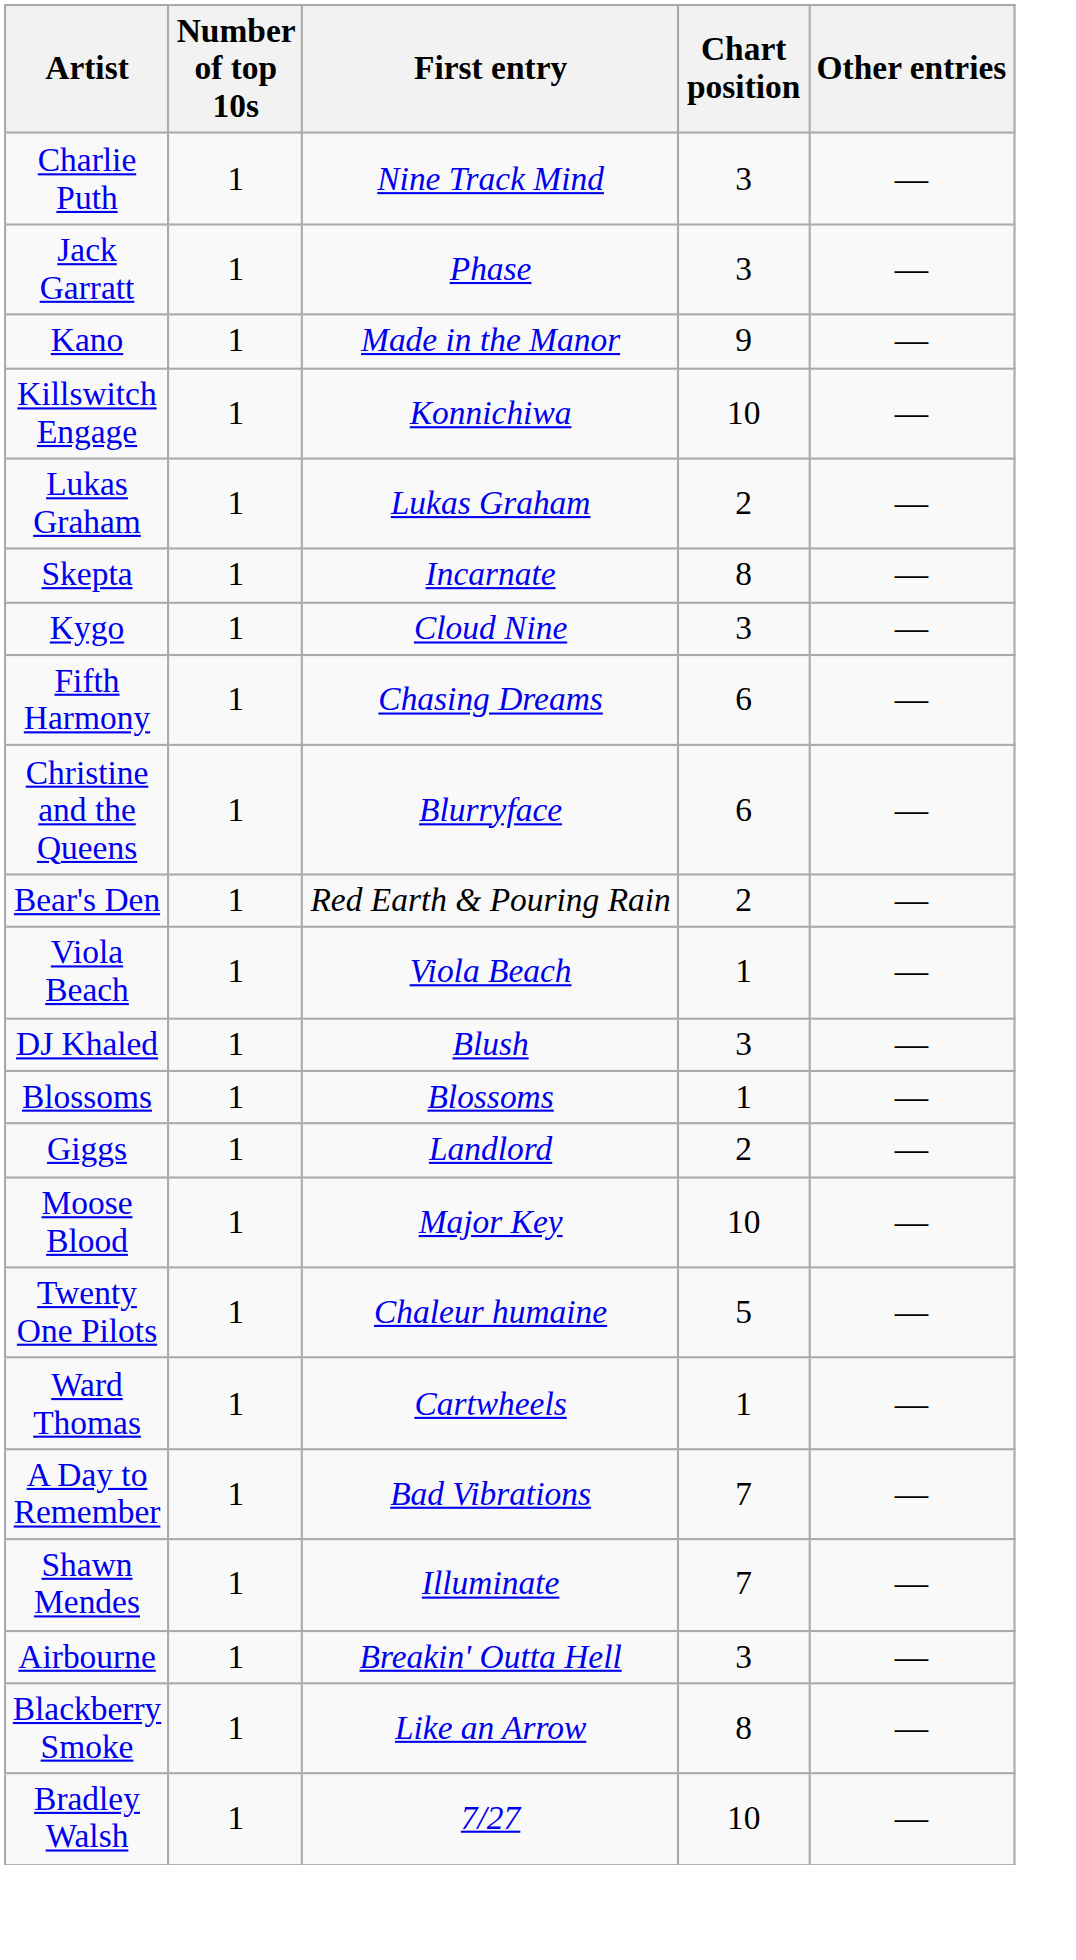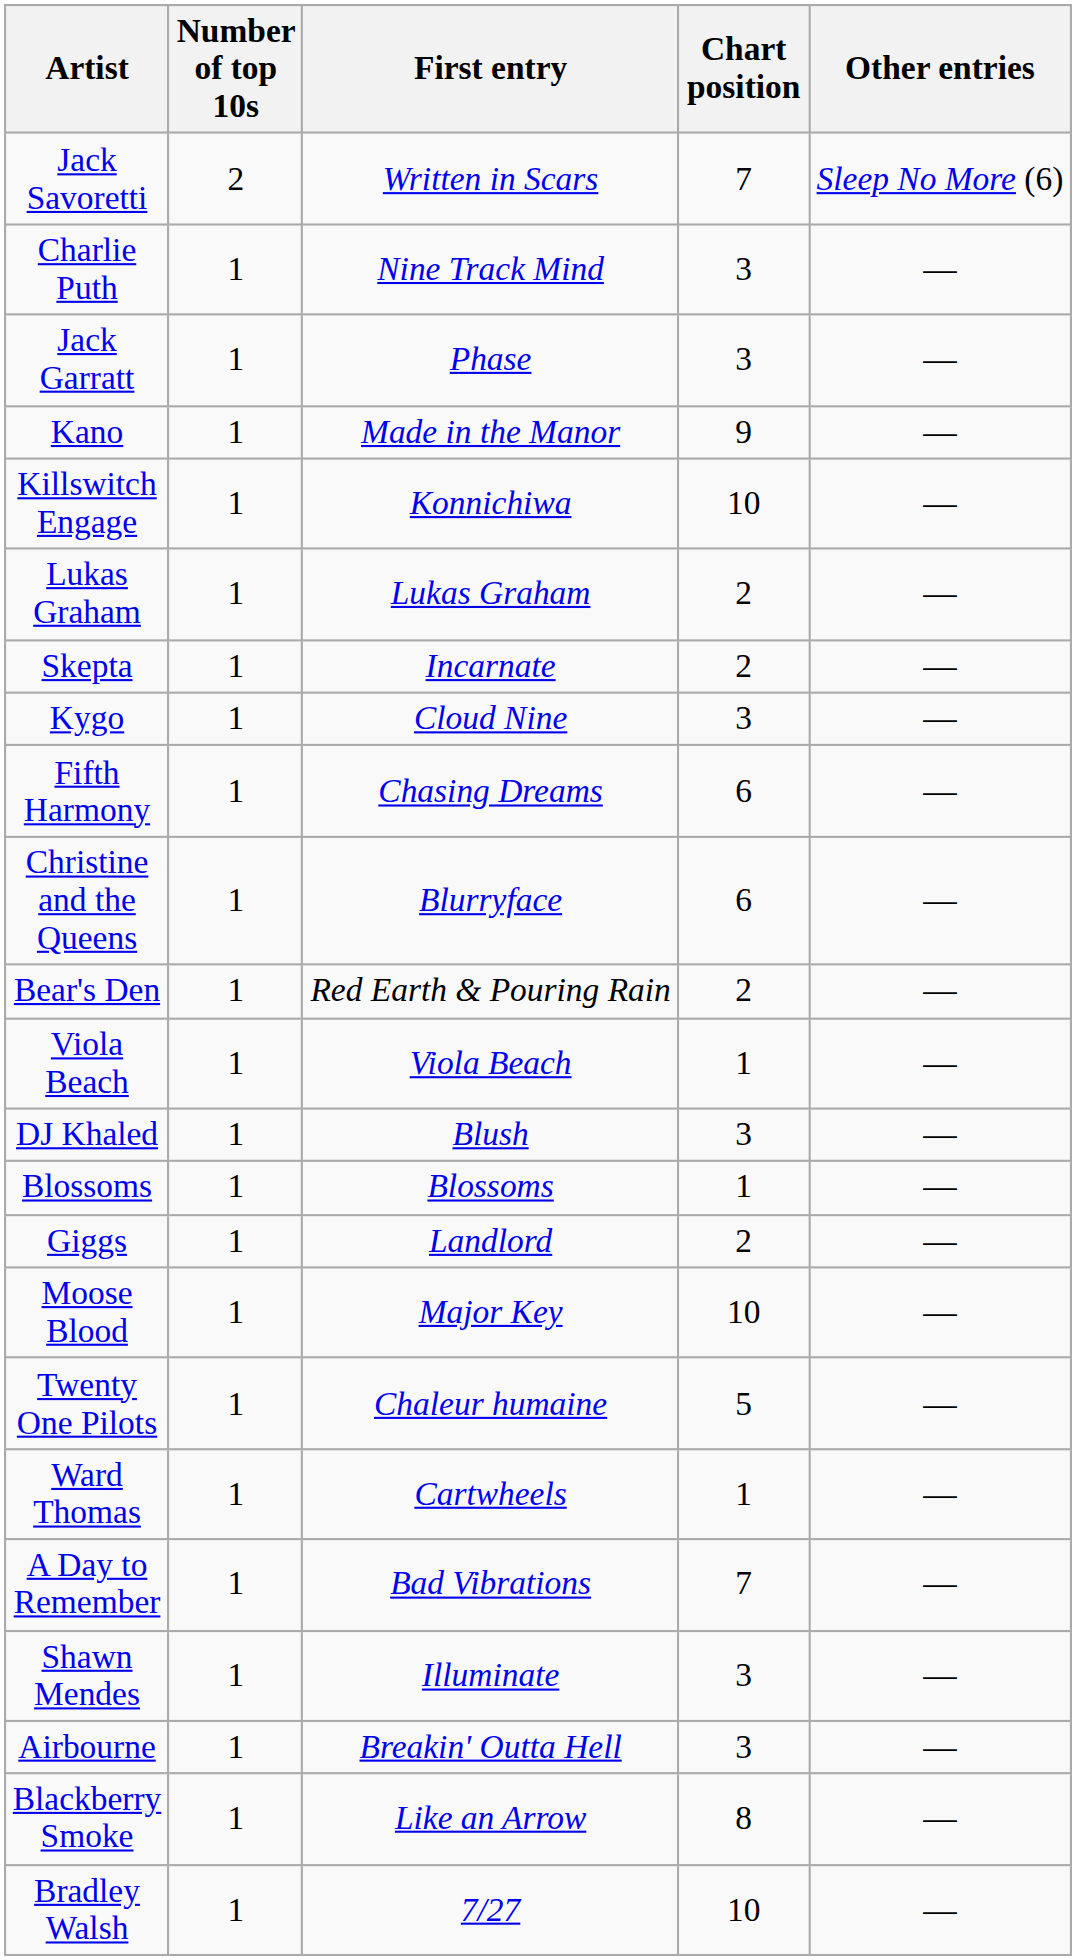+ row: (87, 178)
(744, 574) 8 -> (744, 665) 2
(744, 1584) 7 -> (744, 1674) 3
